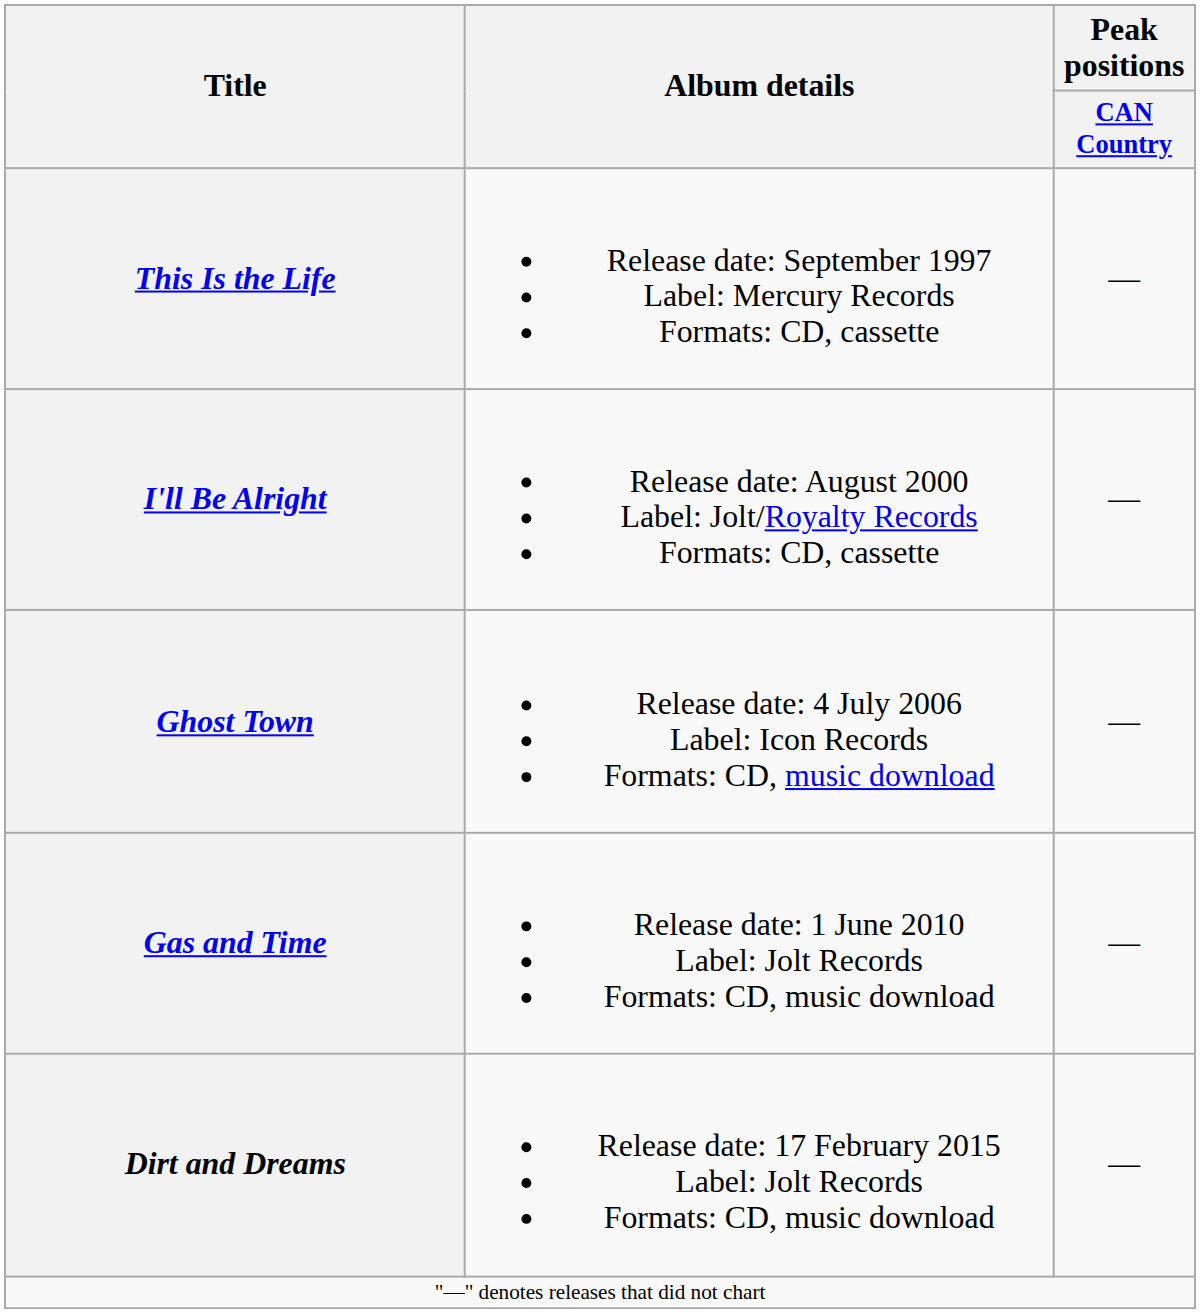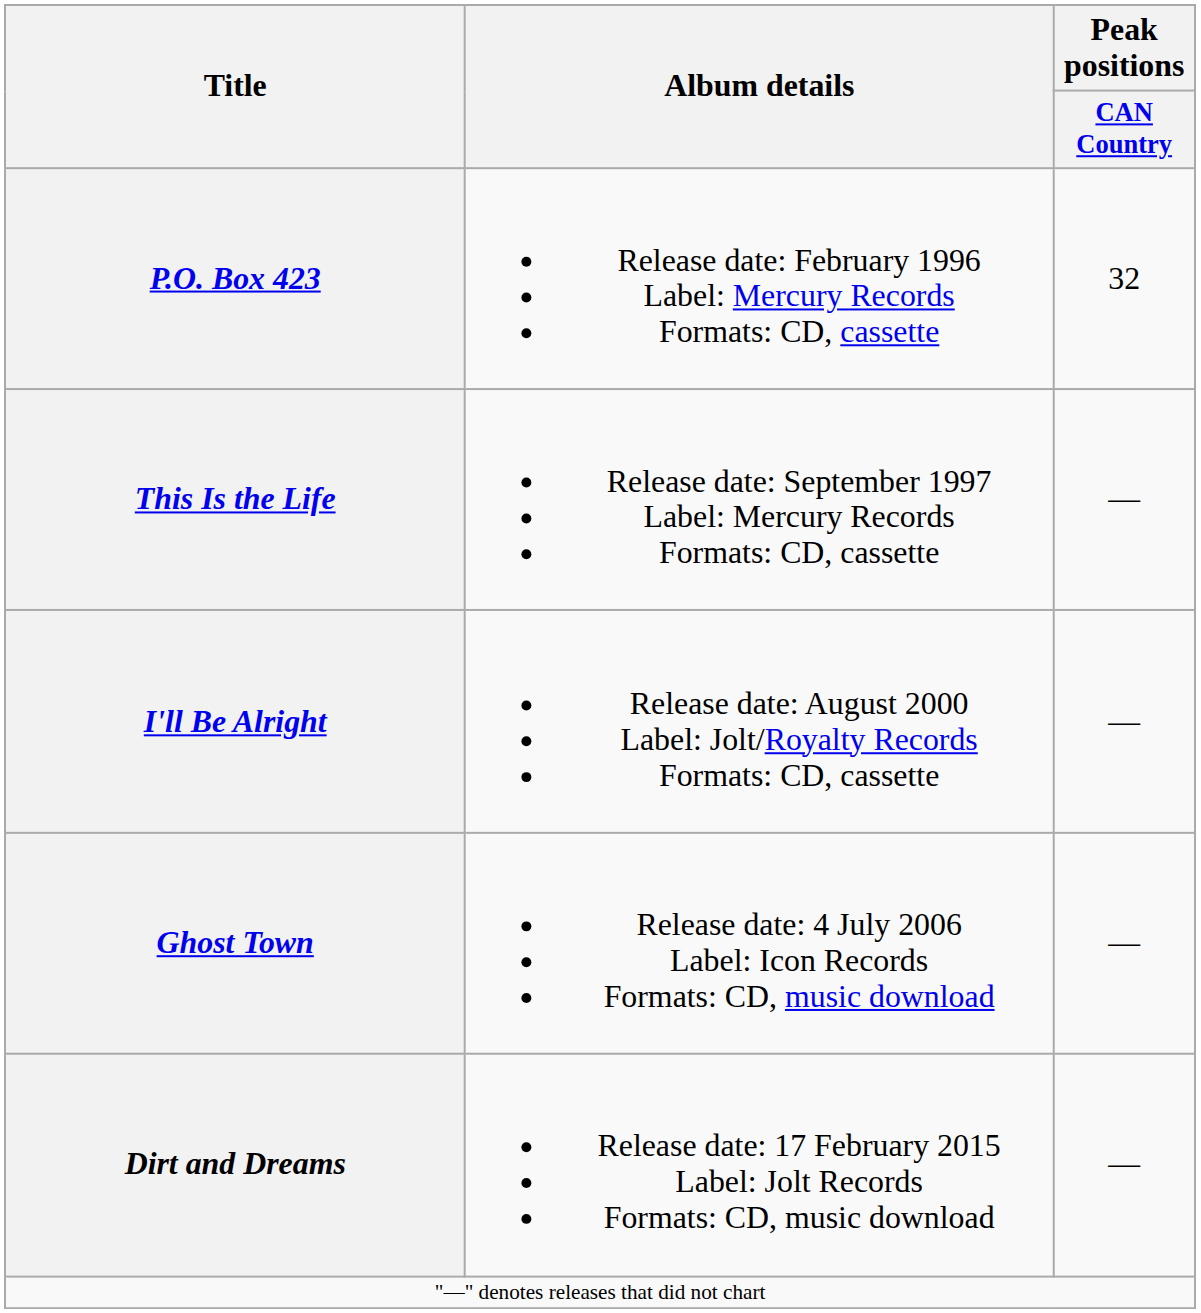+ row: (235, 277)
- row: (235, 942)
